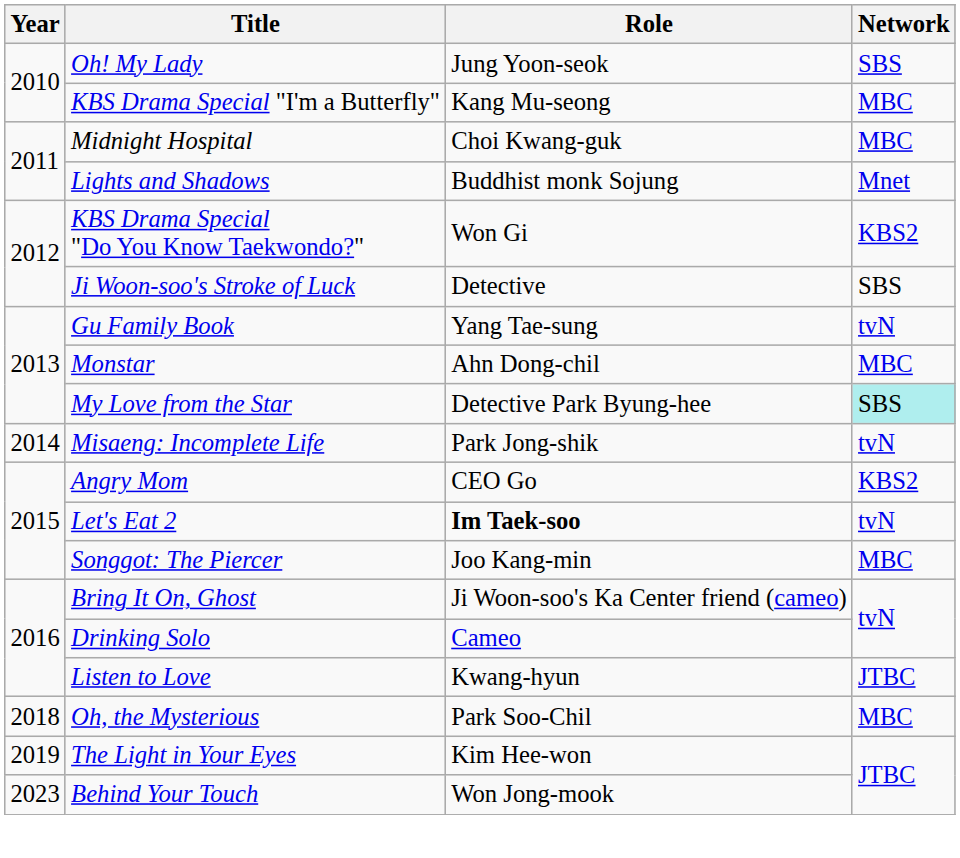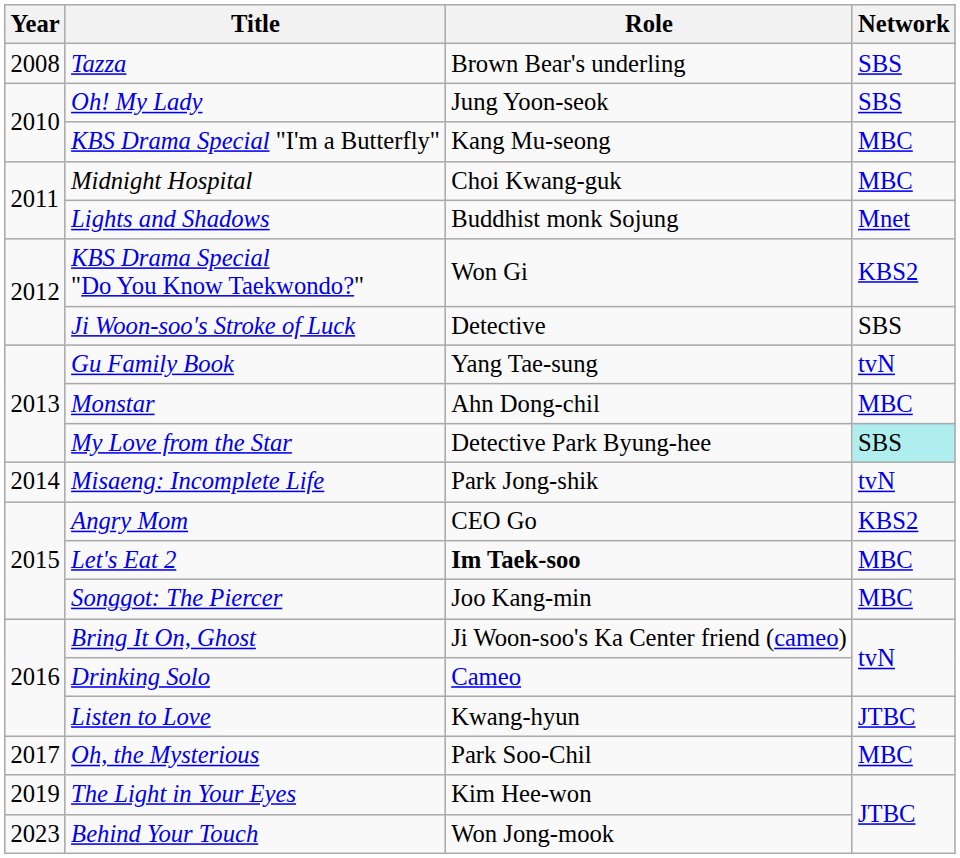+ row: (99, 63)
(877, 520) tvN -> (885, 559) MBC
(35, 716) 2018 -> (35, 755) 2017
